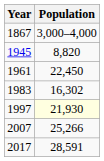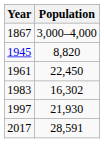(67, 109) lightyellow background -> (67, 109) no background
- row: (19, 128)
